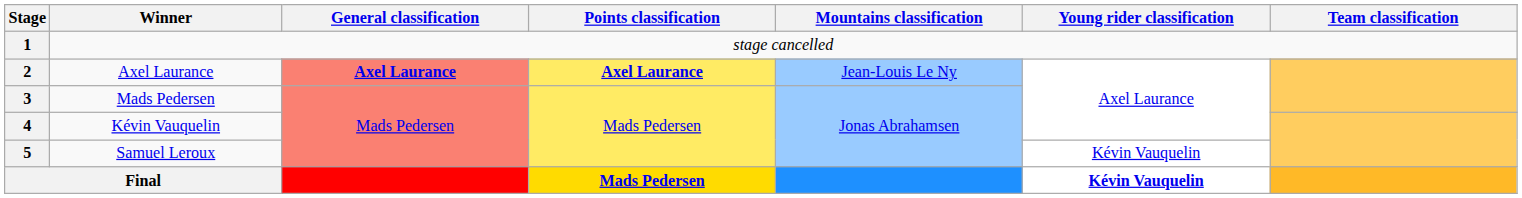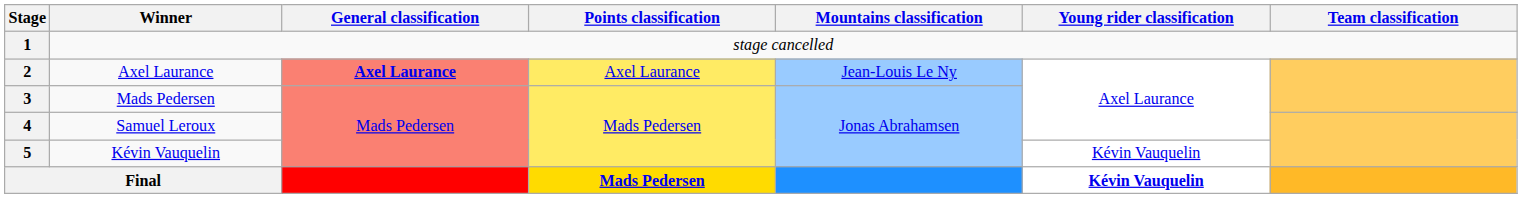(652, 72) bold -> (652, 72) normal
(166, 126) Kévin Vauquelin -> (166, 126) Samuel Leroux
(166, 153) Samuel Leroux -> (166, 153) Kévin Vauquelin
